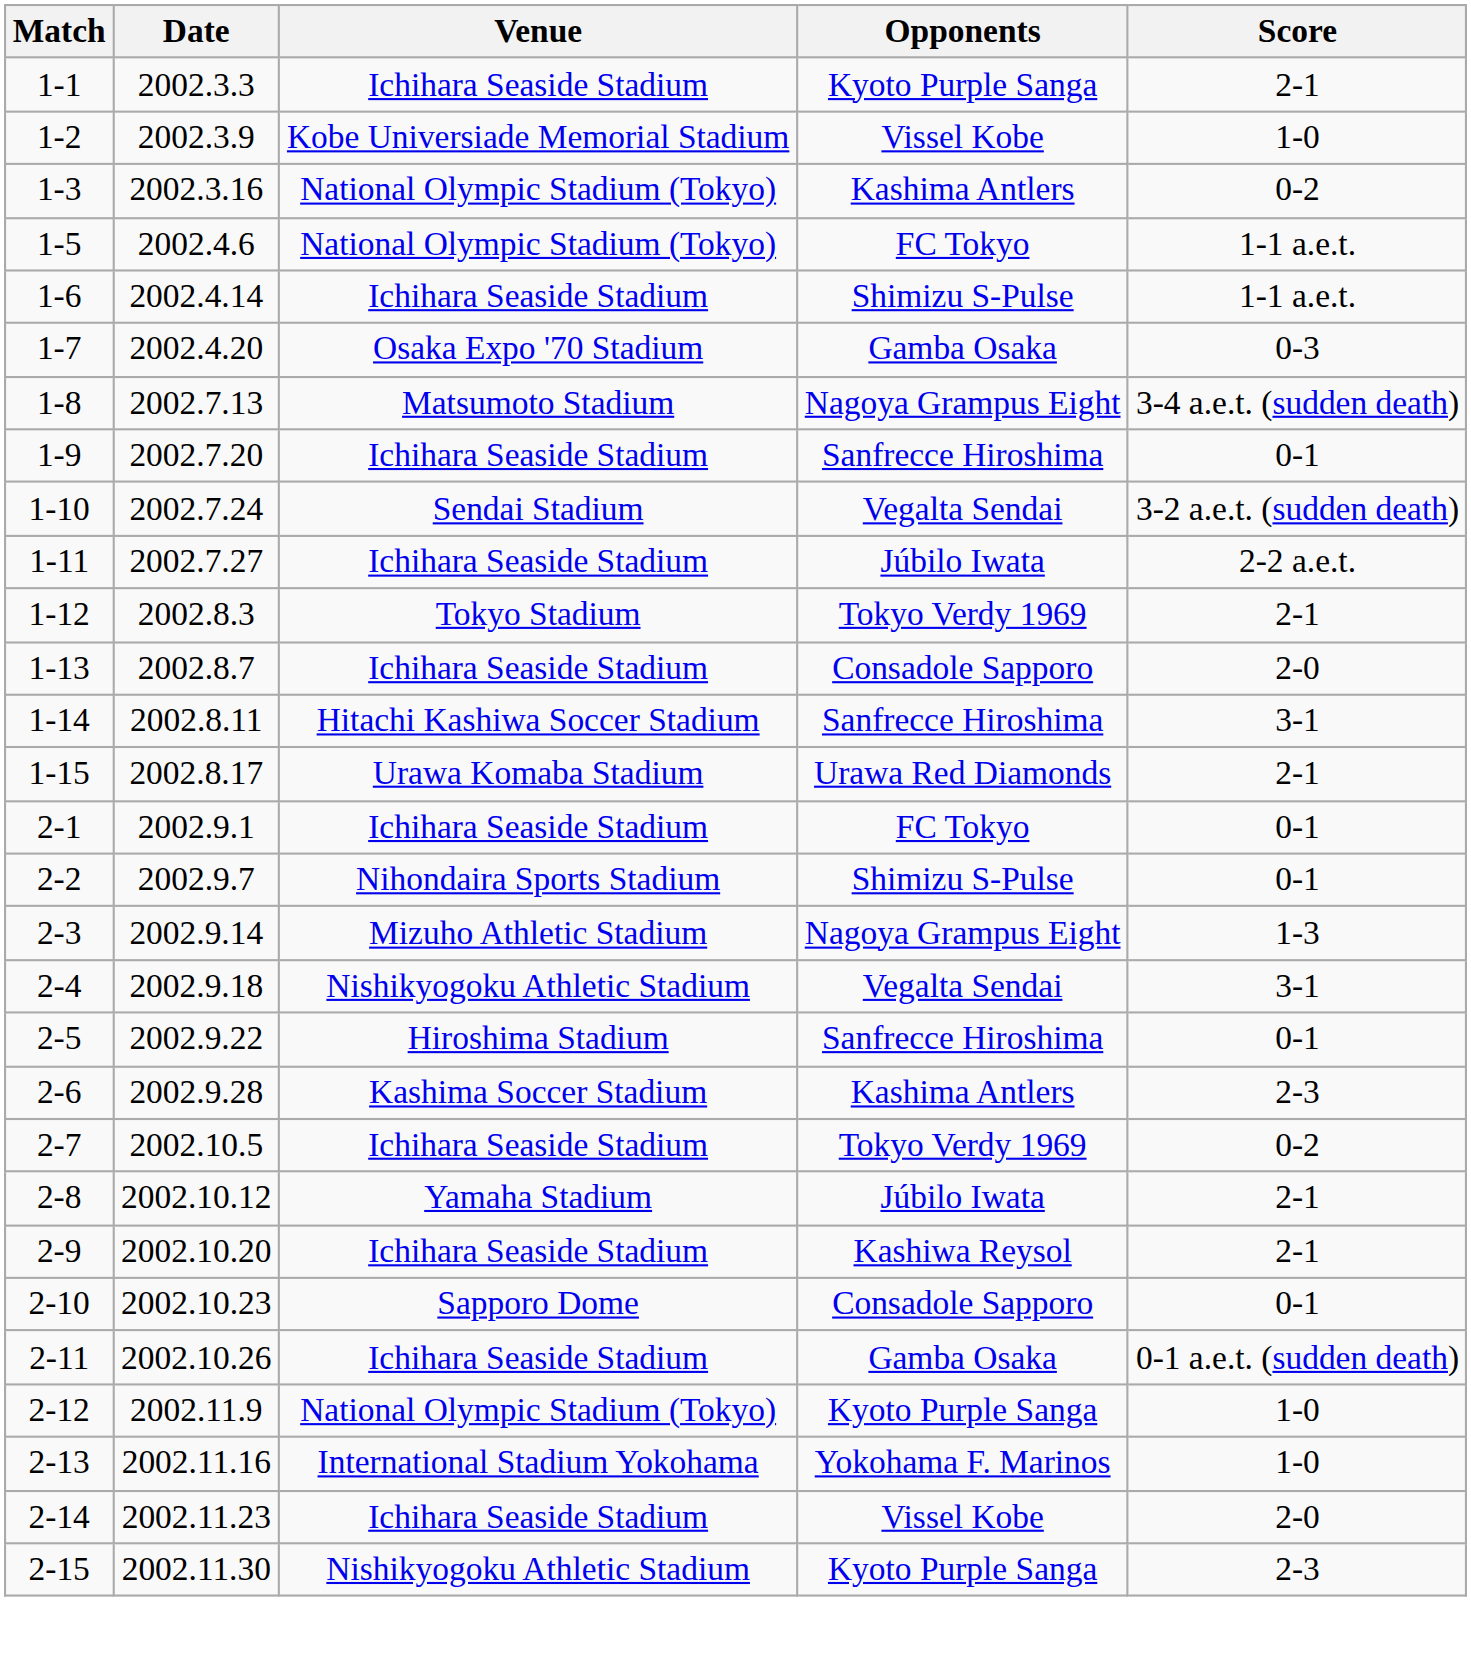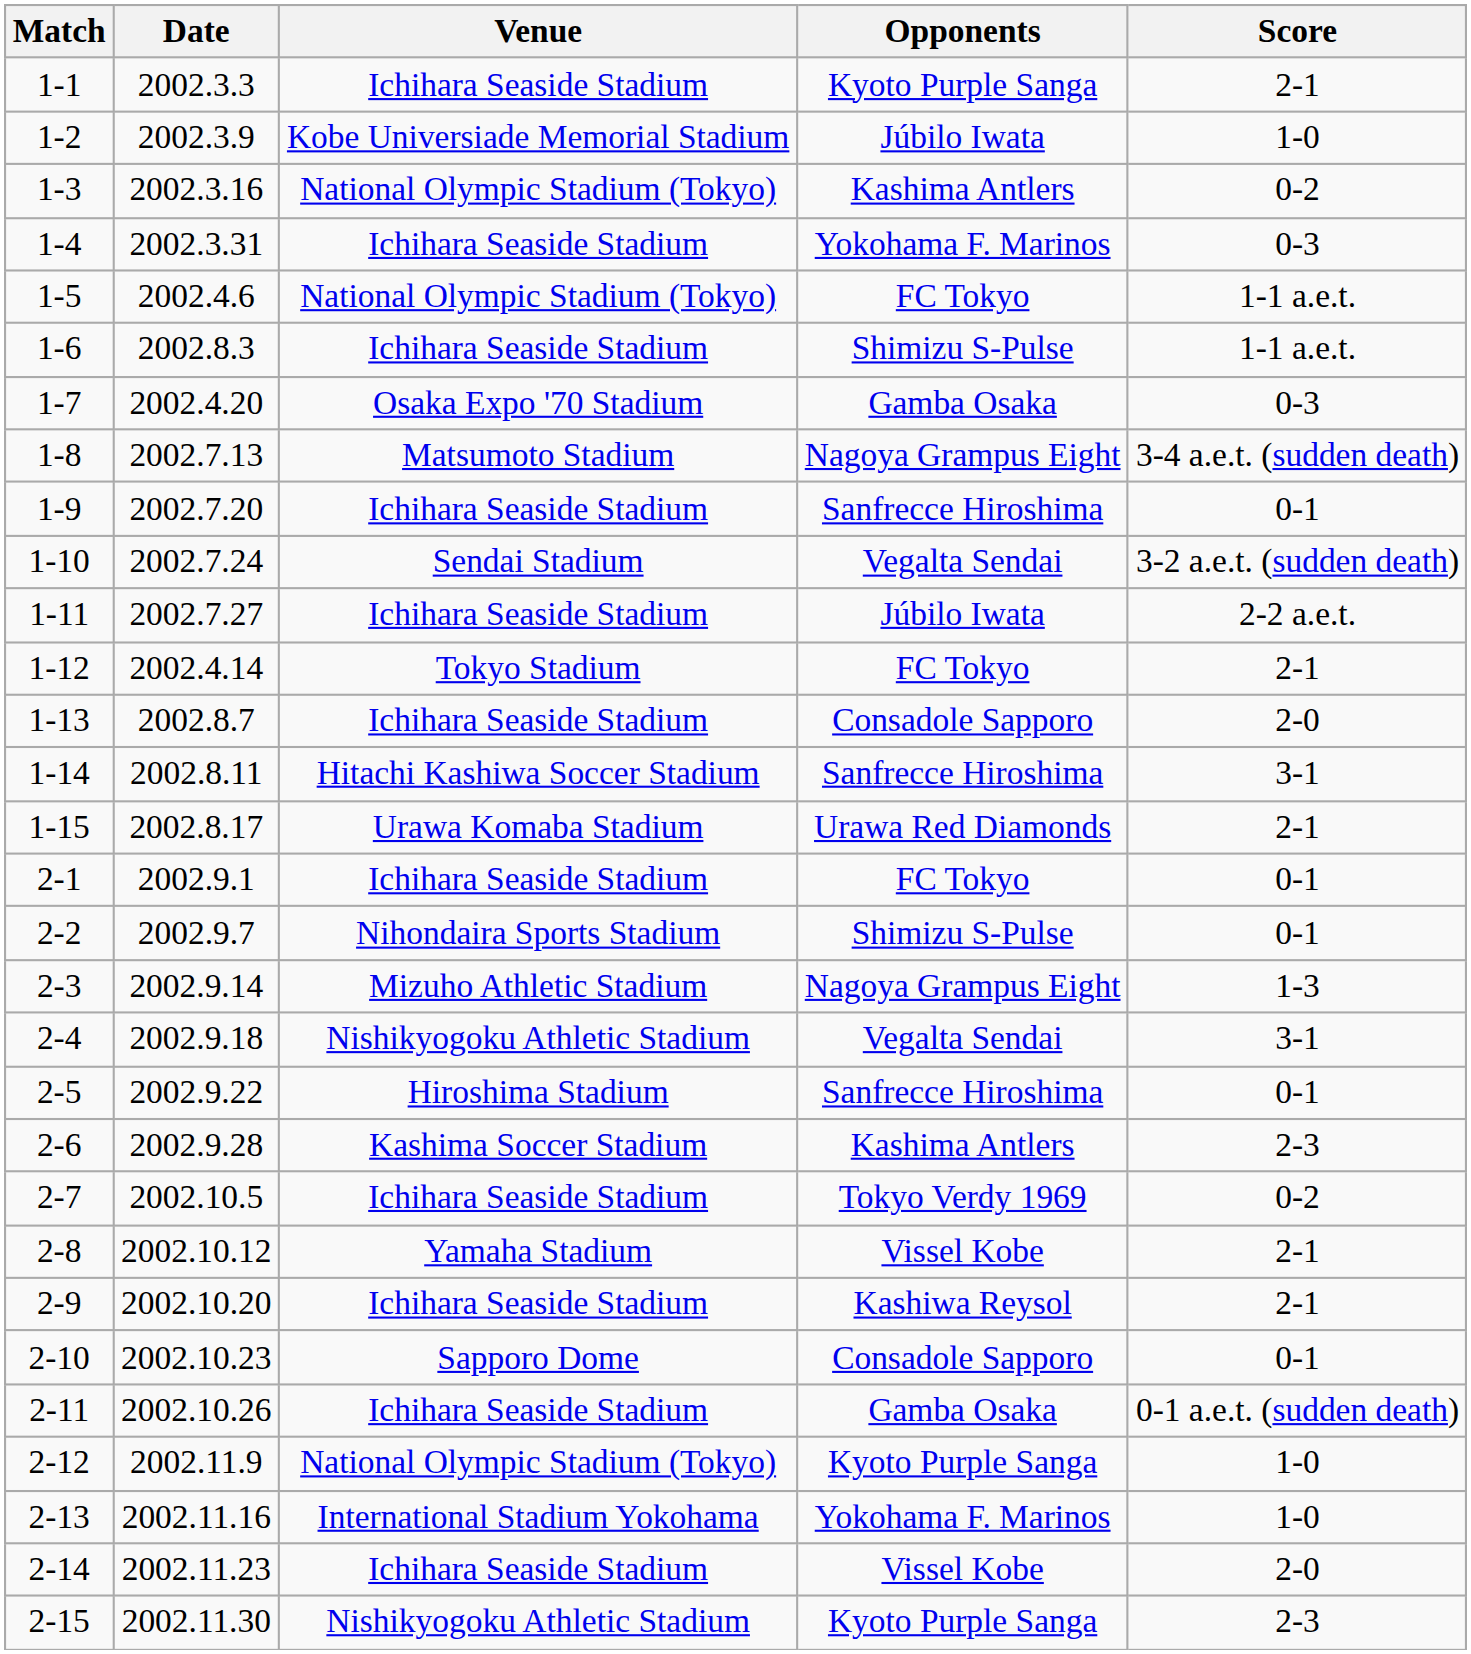(963, 137) Vissel Kobe -> (963, 137) Júbilo Iwata
+ row: (59, 243)
(196, 296) 2002.4.14 -> (196, 349) 2002.8.3
(196, 614) 2002.8.3 -> (196, 667) 2002.4.14
(963, 614) Tokyo Verdy 1969 -> (963, 667) FC Tokyo
(963, 1197) Júbilo Iwata -> (963, 1250) Vissel Kobe
